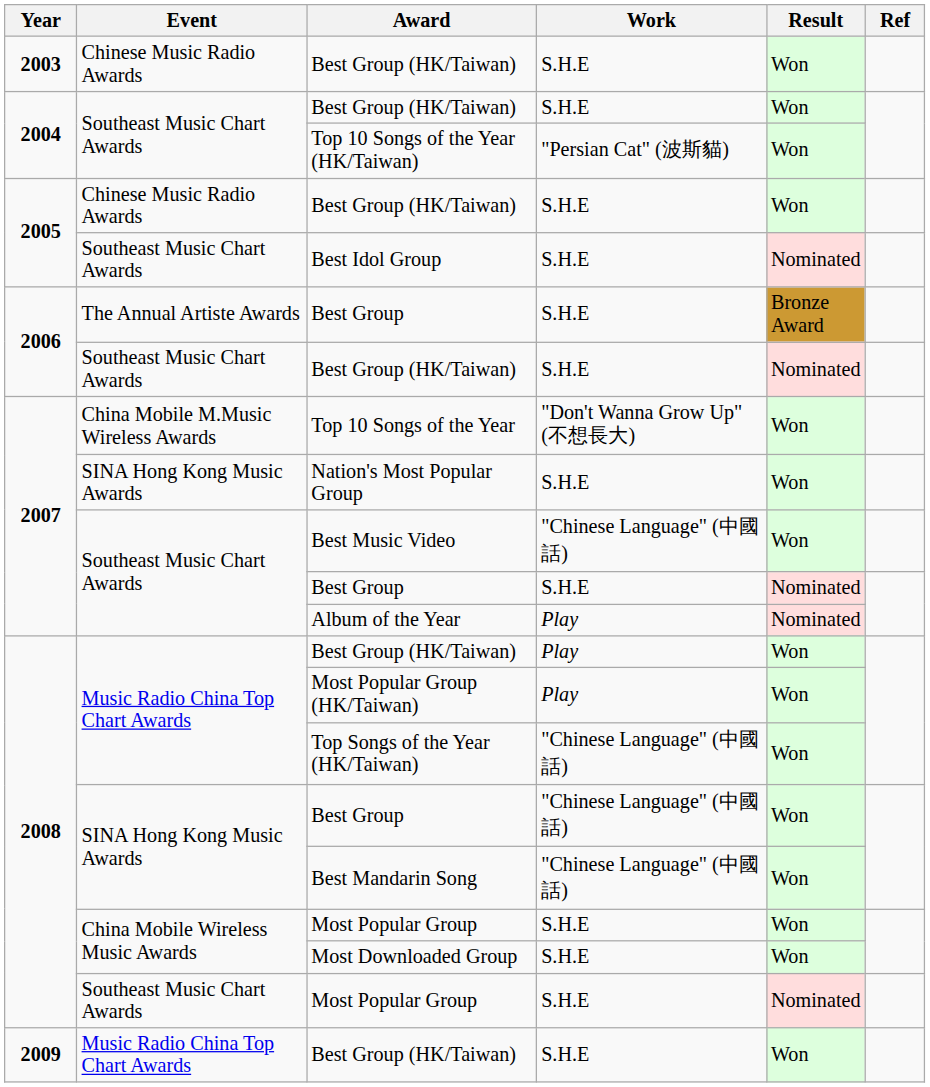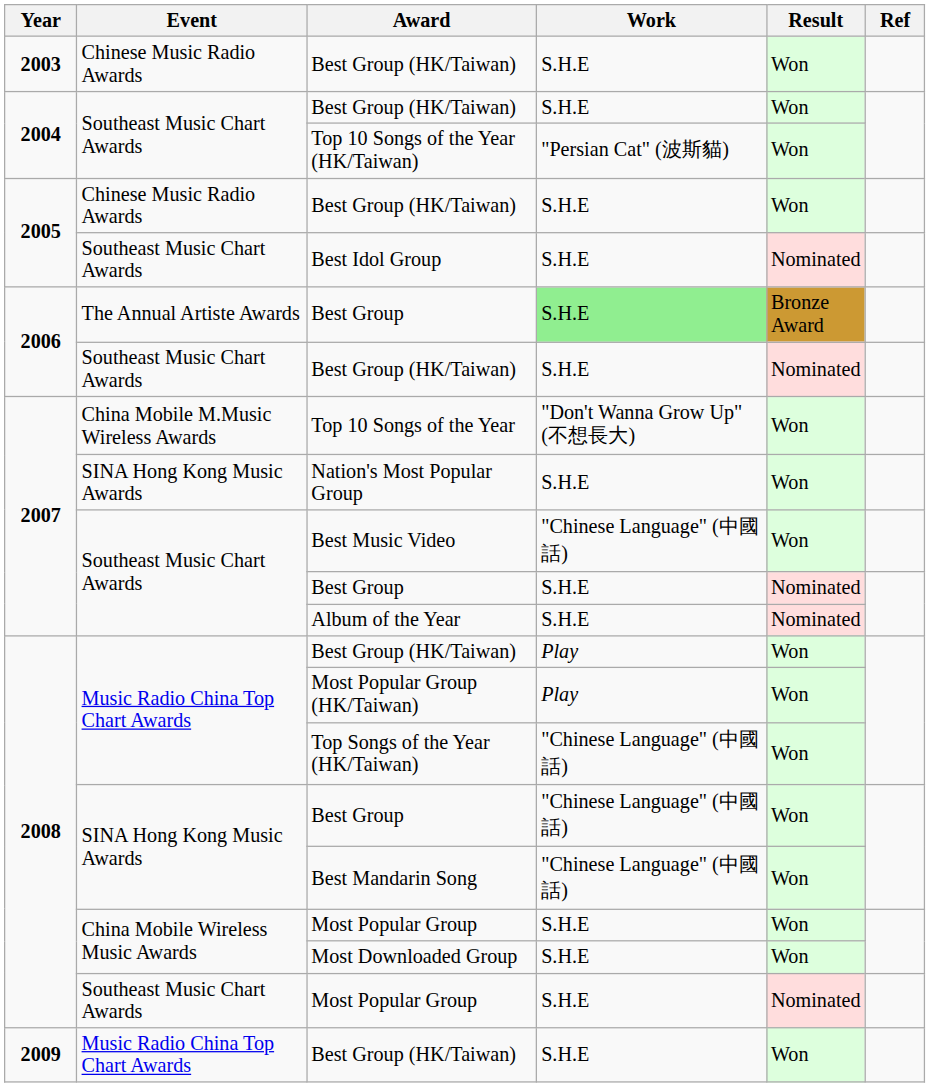(565, 314) no background -> (565, 314) lightgreen background
(560, 619) Play -> (565, 619) S.H.E
